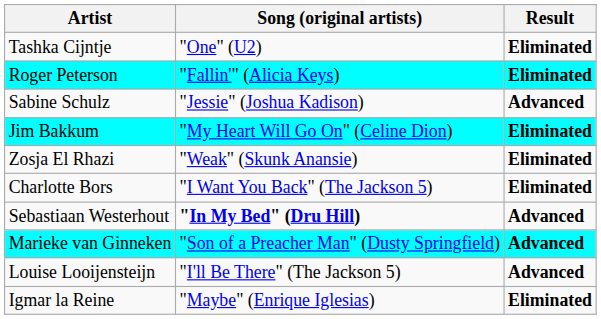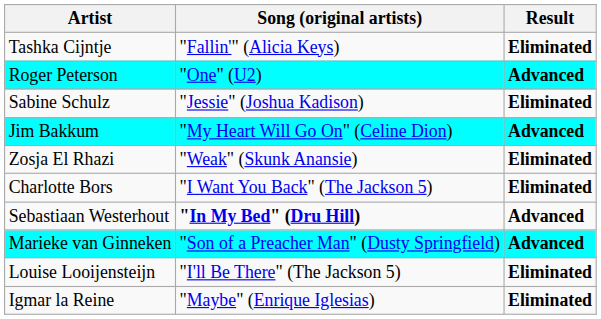(221, 46) "One" (U2) -> (259, 46) "Fallin'" (Alicia Keys)
(259, 74) "Fallin'" (Alicia Keys) -> (221, 74) "One" (U2)
(550, 74) Eliminated -> (546, 74) Advanced
(546, 103) Advanced -> (550, 103) Eliminated
(550, 131) Eliminated -> (546, 131) Advanced
(546, 272) Advanced -> (550, 272) Eliminated
